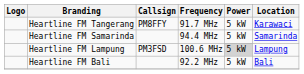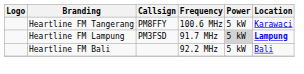(199, 24) 91.7 MHz -> (201, 24) 100.6 MHz
- row: (82, 37)
(201, 50) 100.6 MHz -> (199, 37) 91.7 MHz
(271, 50) normal -> (271, 37) bold
